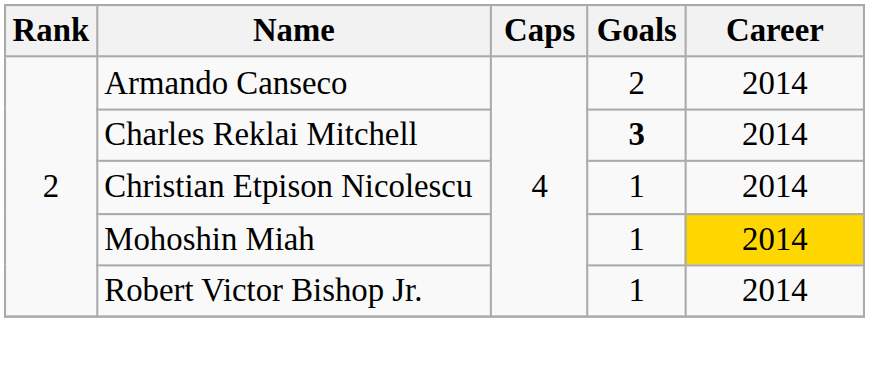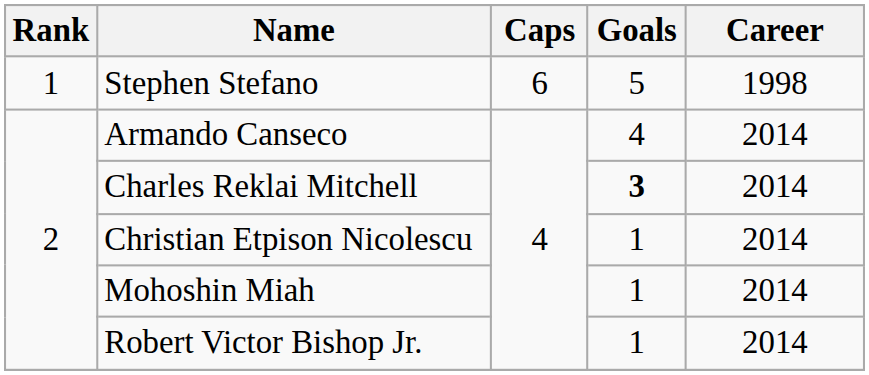+ row: (211, 82)
(637, 82) 2 -> (637, 134) 4
(775, 238) gold background -> (775, 290) no background
